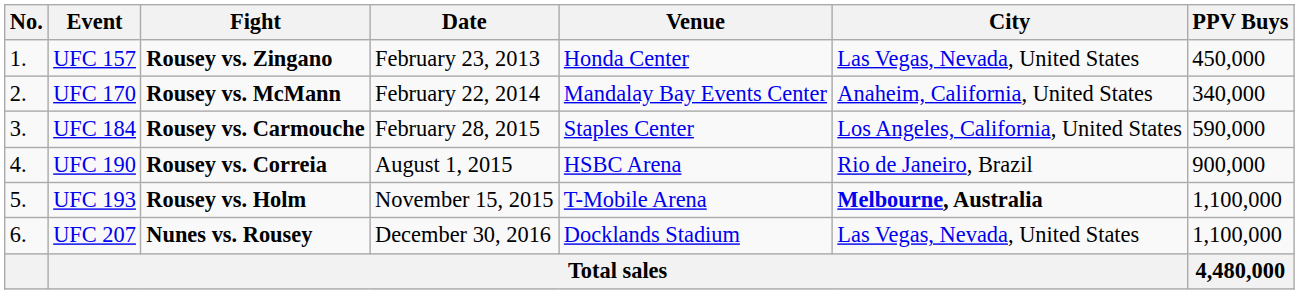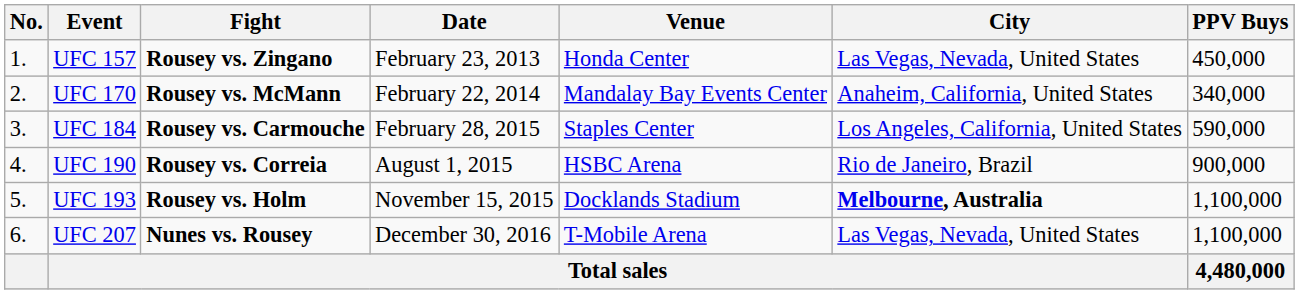(635, 199) T-Mobile Arena -> (652, 199) Docklands Stadium
(652, 235) Docklands Stadium -> (635, 235) T-Mobile Arena
